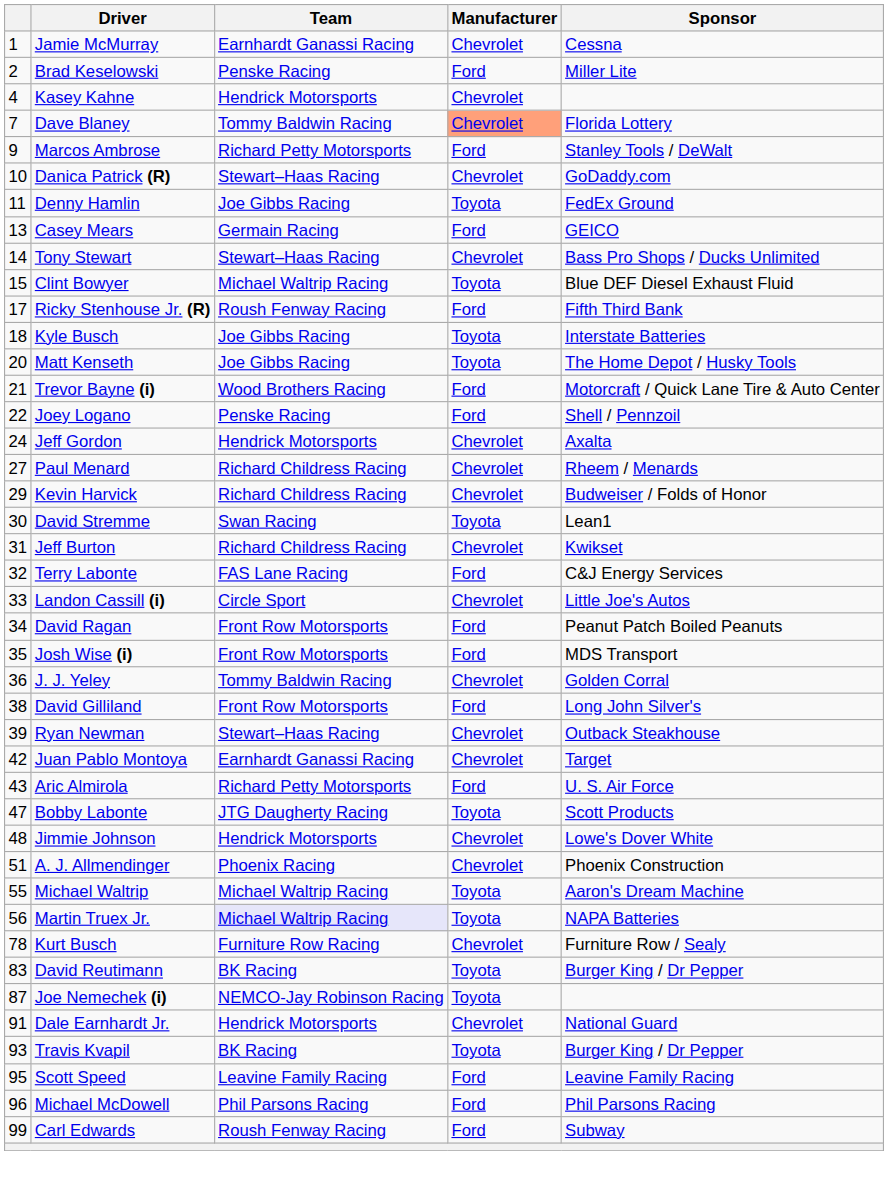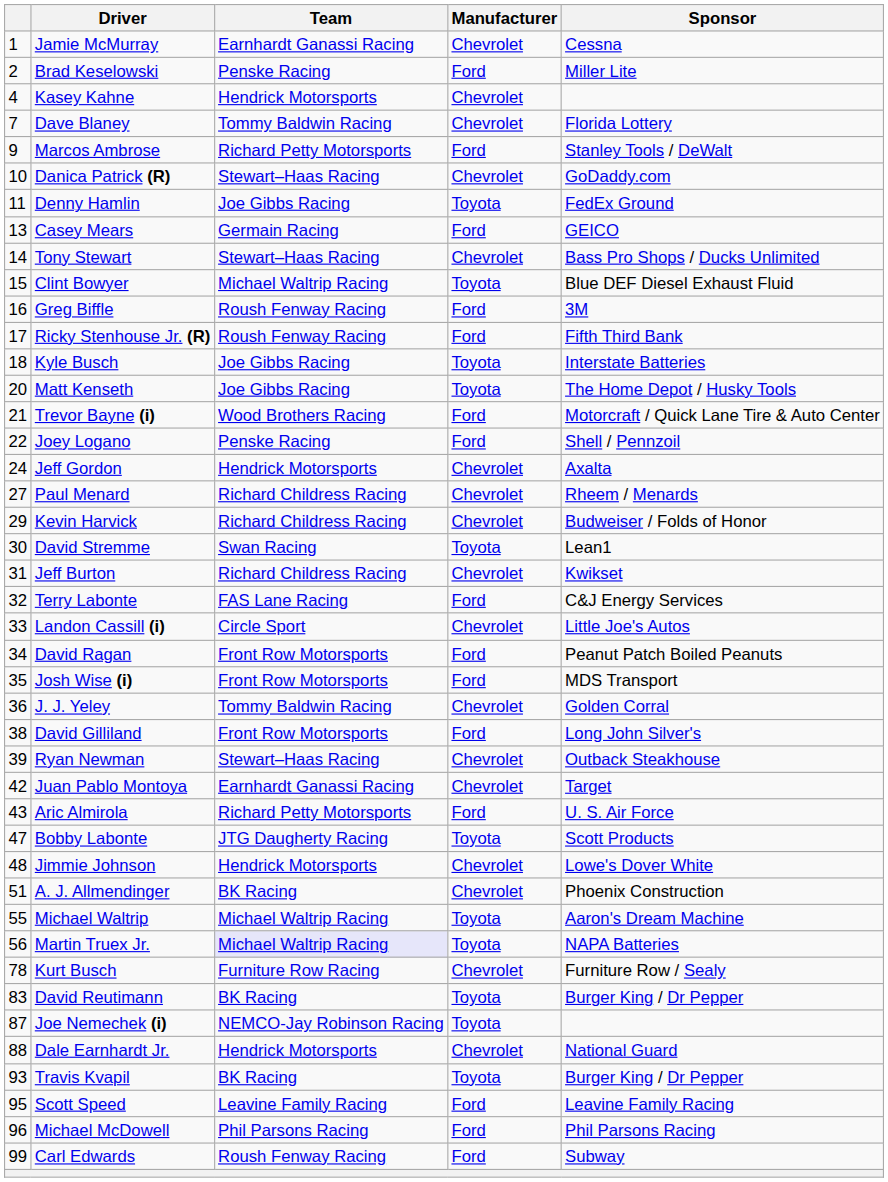(487, 124) lightsalmon background -> (487, 124) no background
+ row: (74, 309)
(277, 865) Phoenix Racing -> (258, 891) BK Racing
(18, 1024) 91 -> (18, 1050) 88
